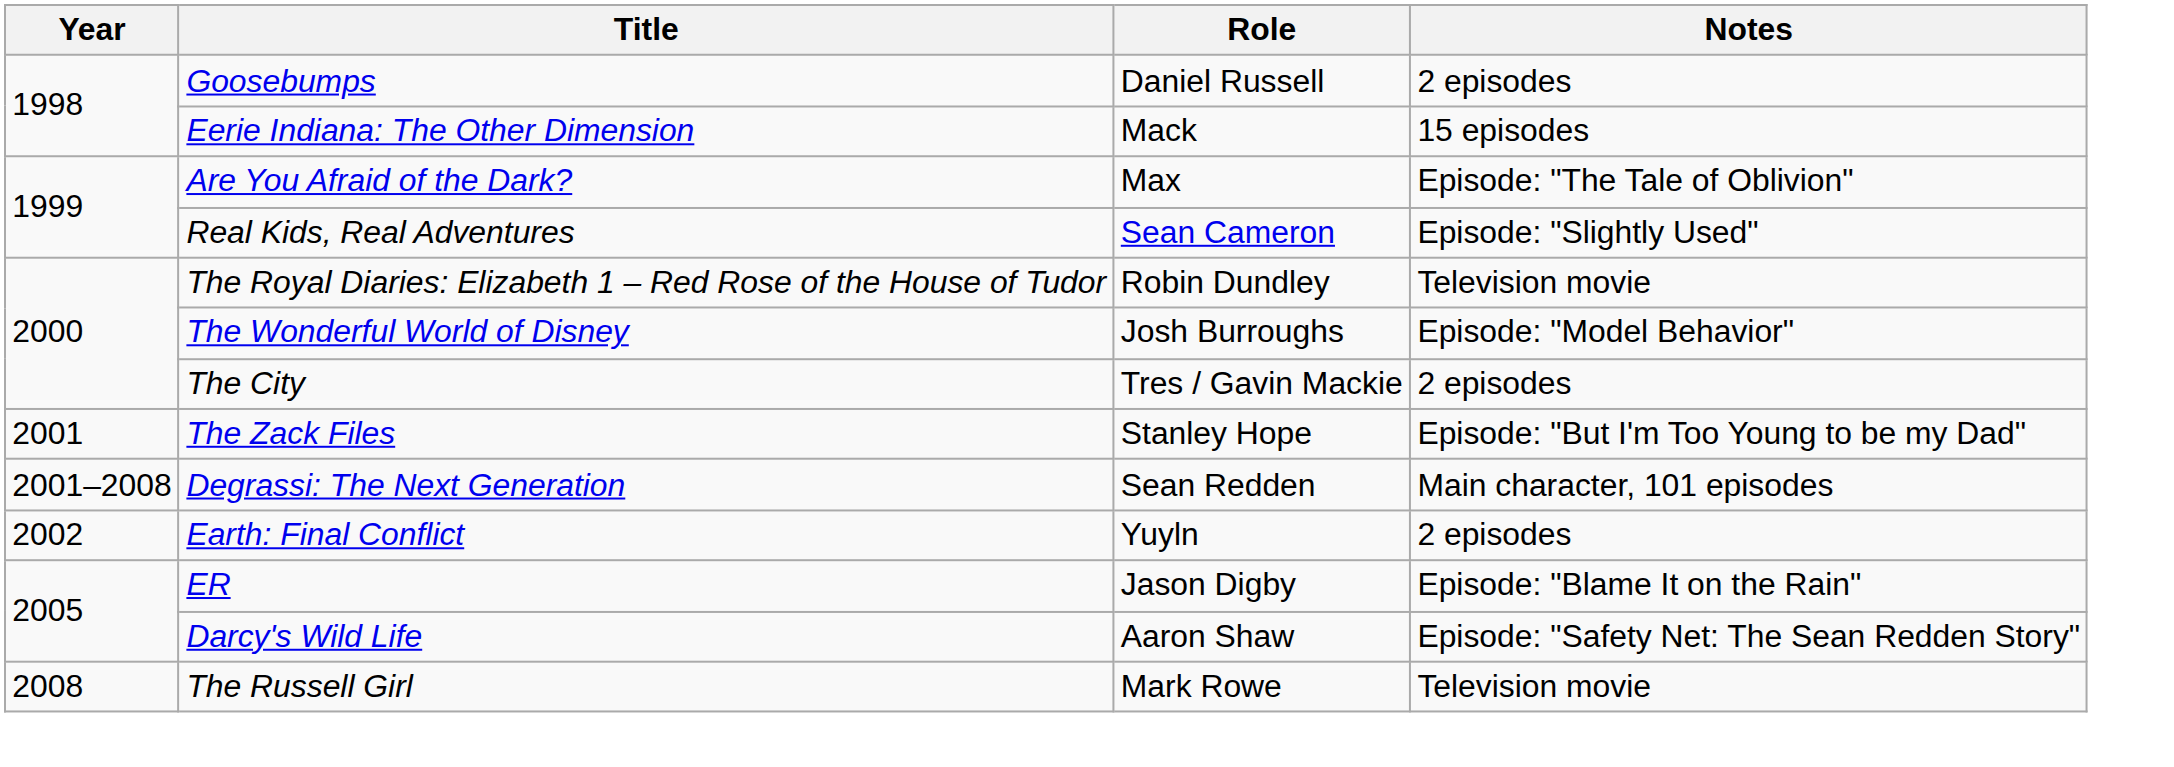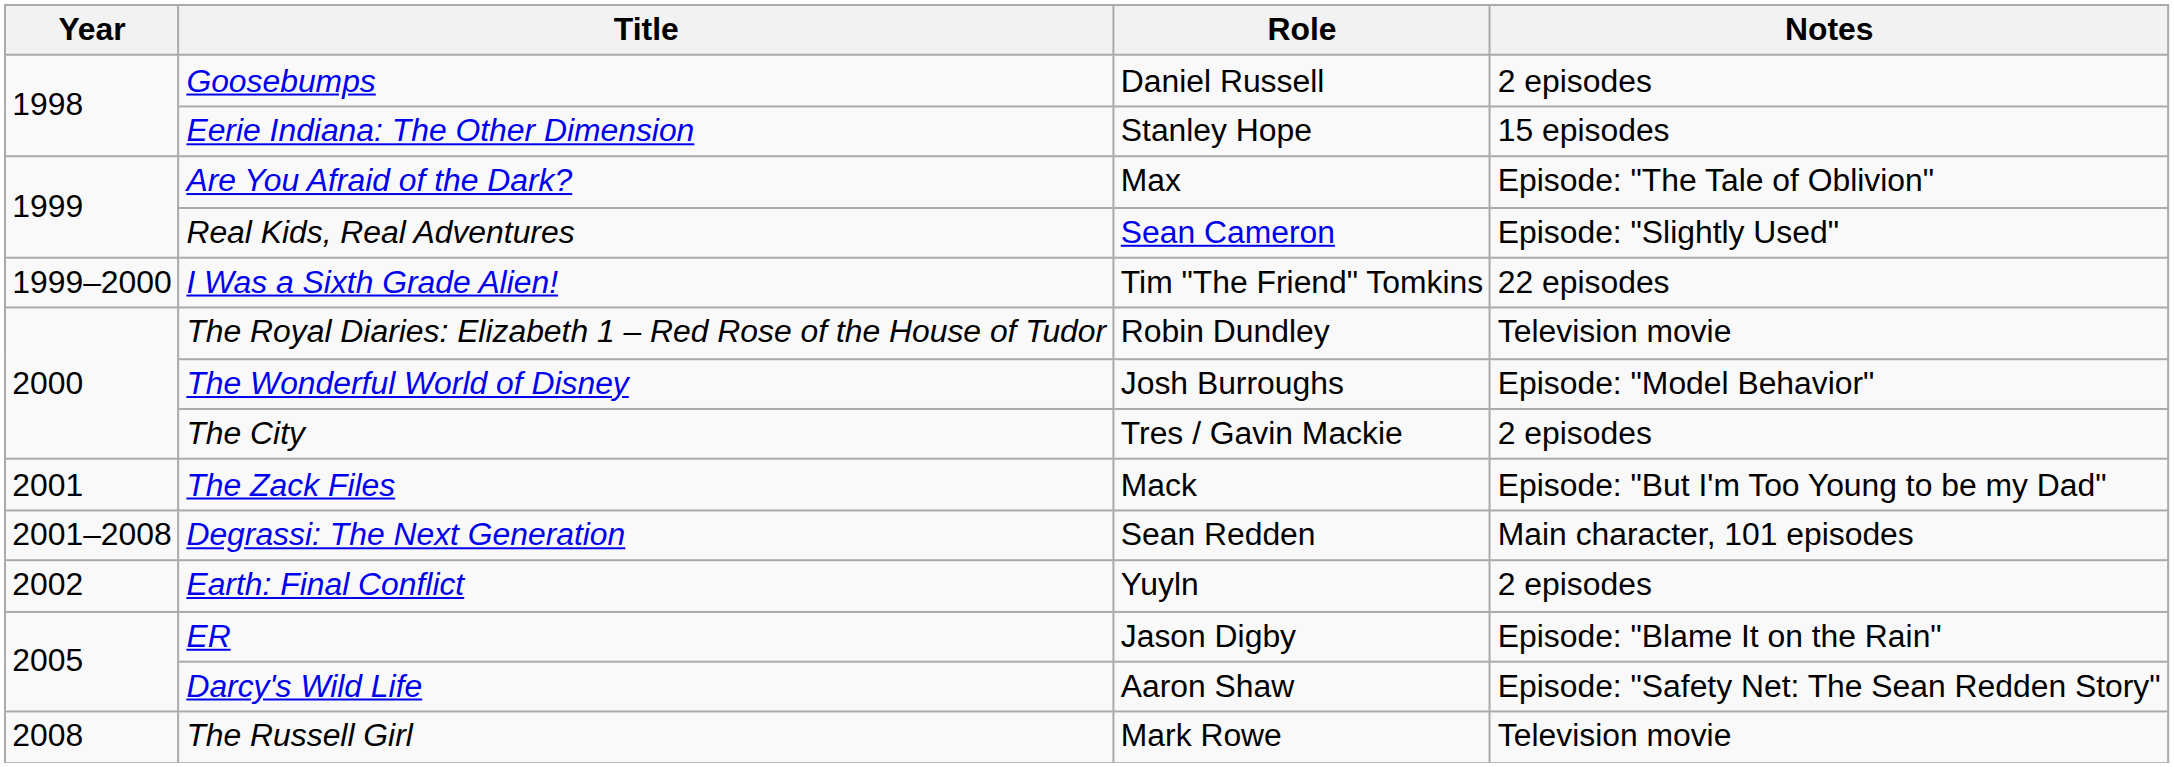(1159, 130) Mack -> (1216, 130) Stanley Hope
+ row: (372, 282)
(1216, 433) Stanley Hope -> (1159, 484) Mack
